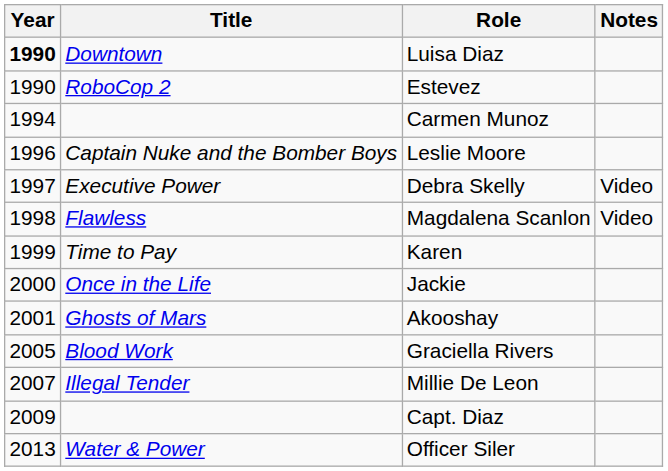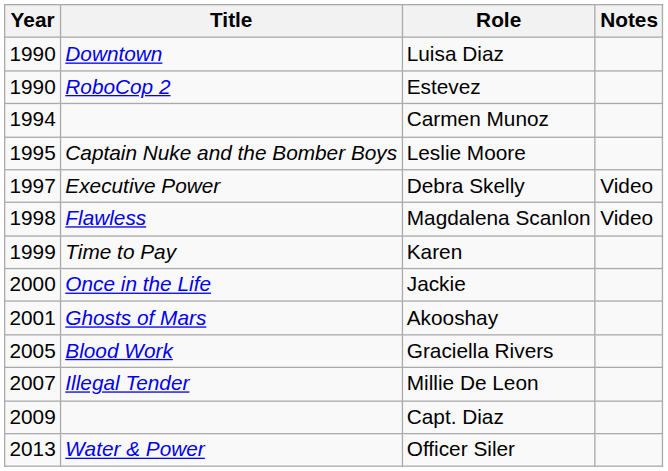(33, 53) bold -> (33, 53) normal
(33, 152) 1996 -> (33, 152) 1995
